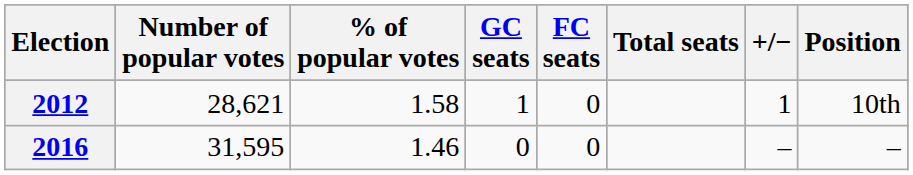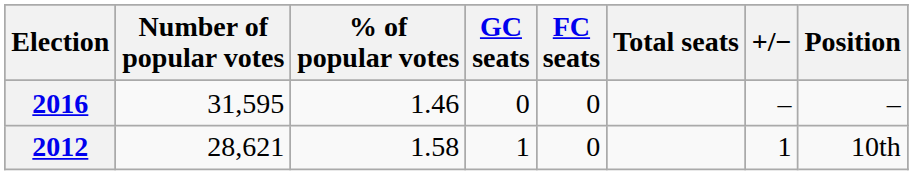rows swapped: (60, 102) <-> (60, 147)
